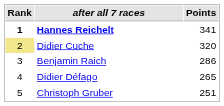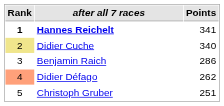(208, 45) 320 -> (208, 45) 340
(20, 77) no background -> (20, 77) lightsalmon background
(208, 77) 265 -> (208, 77) 262
